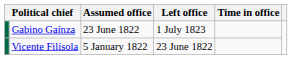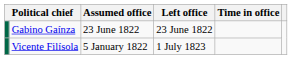(181, 29) 1 July 1823 -> (184, 29) 23 June 1822
(184, 46) 23 June 1822 -> (181, 46) 1 July 1823
